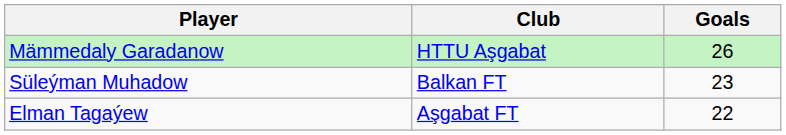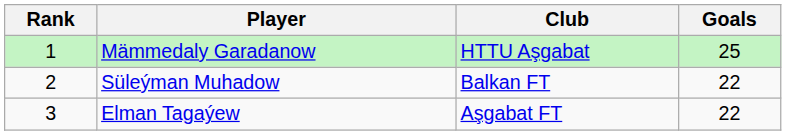+ column: (51, 20)
(723, 51) 26 -> (729, 51) 25
(723, 82) 23 -> (729, 82) 22
